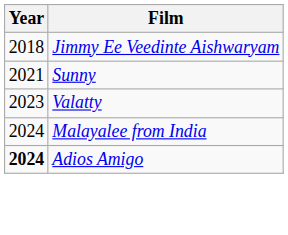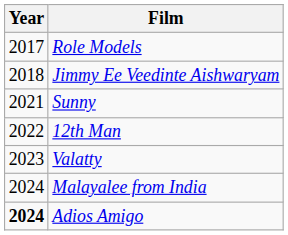+ row: (97, 46)
+ row: (87, 131)
